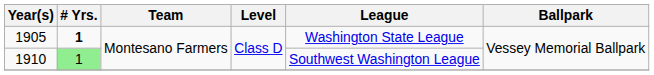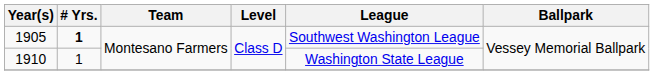(384, 37) Washington State League -> (384, 37) Southwest Washington League
(79, 59) lightgreen background -> (79, 59) no background
(384, 59) Southwest Washington League -> (384, 59) Washington State League
